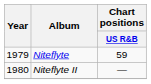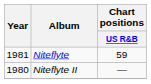(18, 54) 1979 -> (18, 54) 1981
